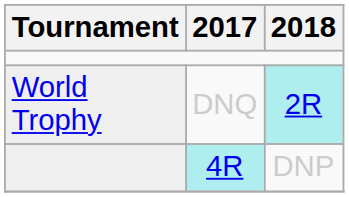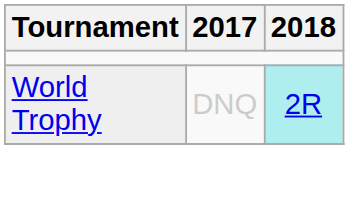- row: (225, 167)
